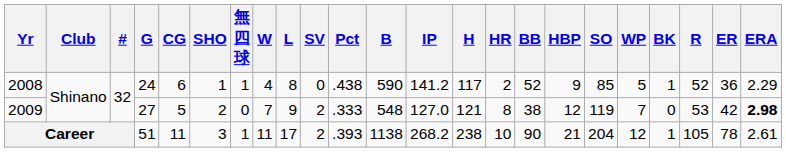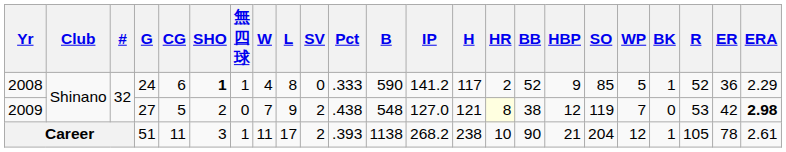(222, 85) normal -> (222, 85) bold
(347, 85) .438 -> (347, 85) .333
(347, 109) .333 -> (347, 109) .438
(507, 109) no background -> (507, 109) lightyellow background
